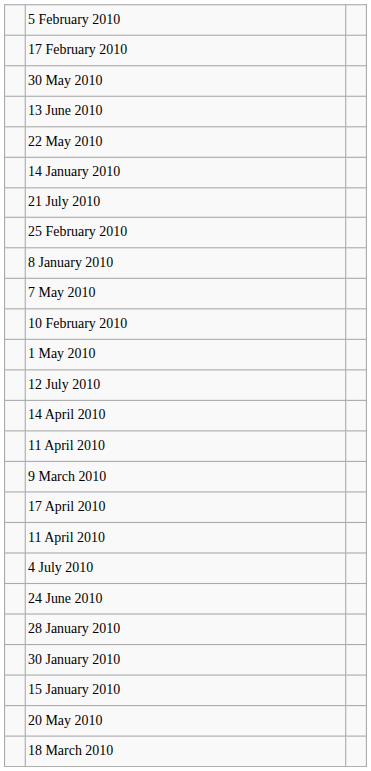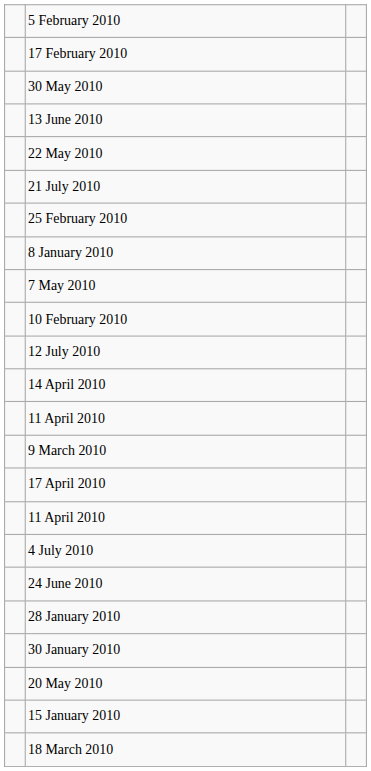- row: (15, 172)
- row: (15, 355)
rows swapped: (15, 690) <-> (15, 721)
